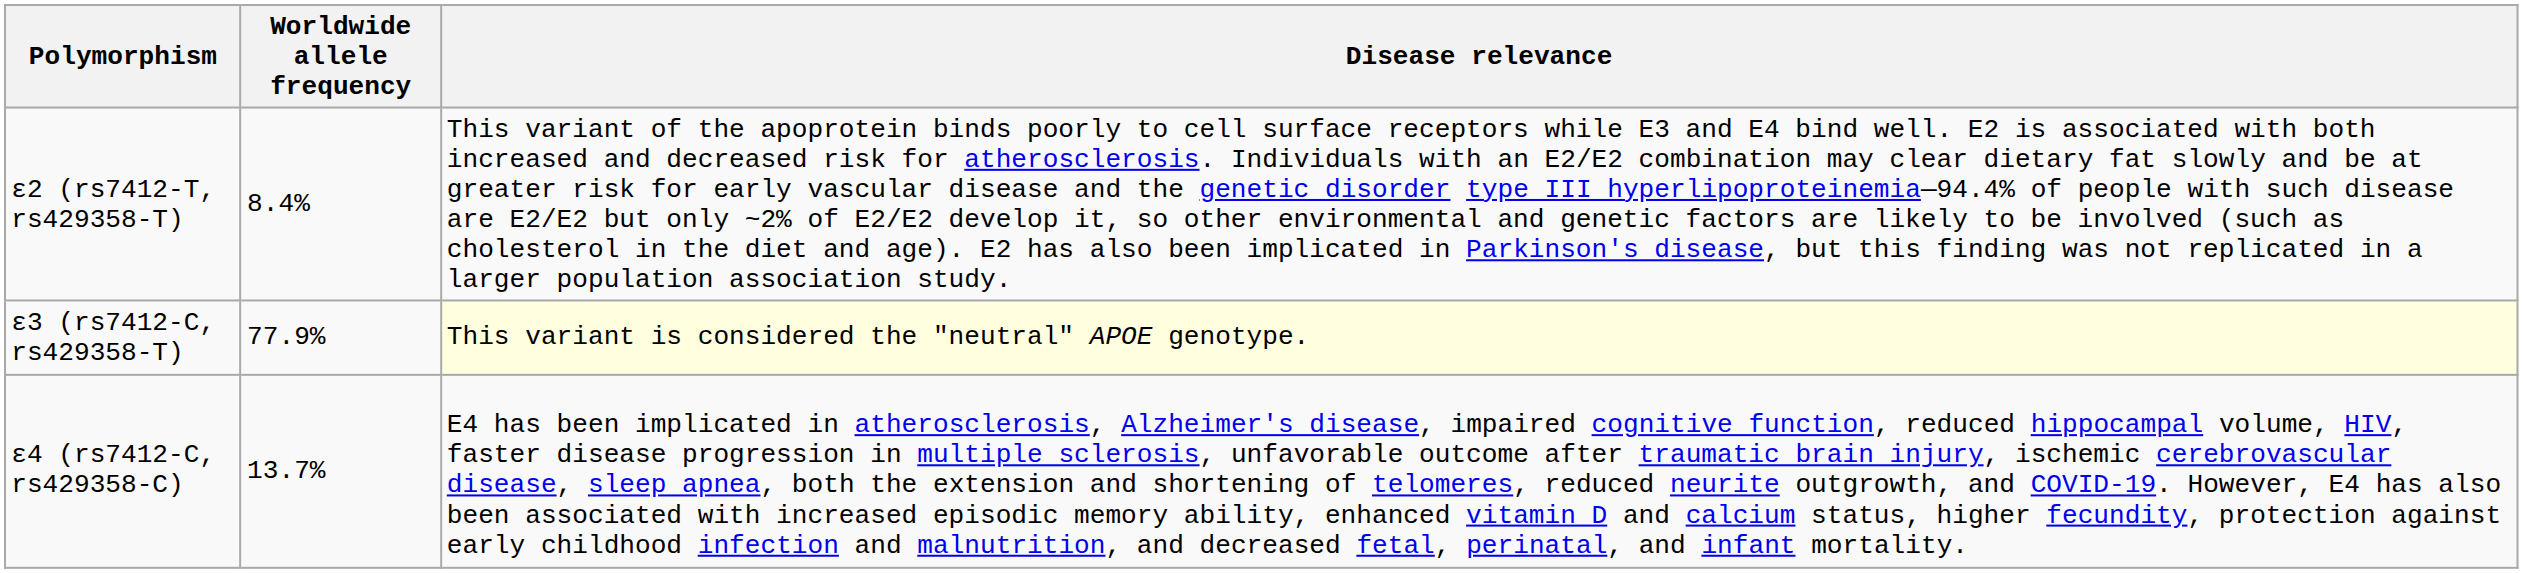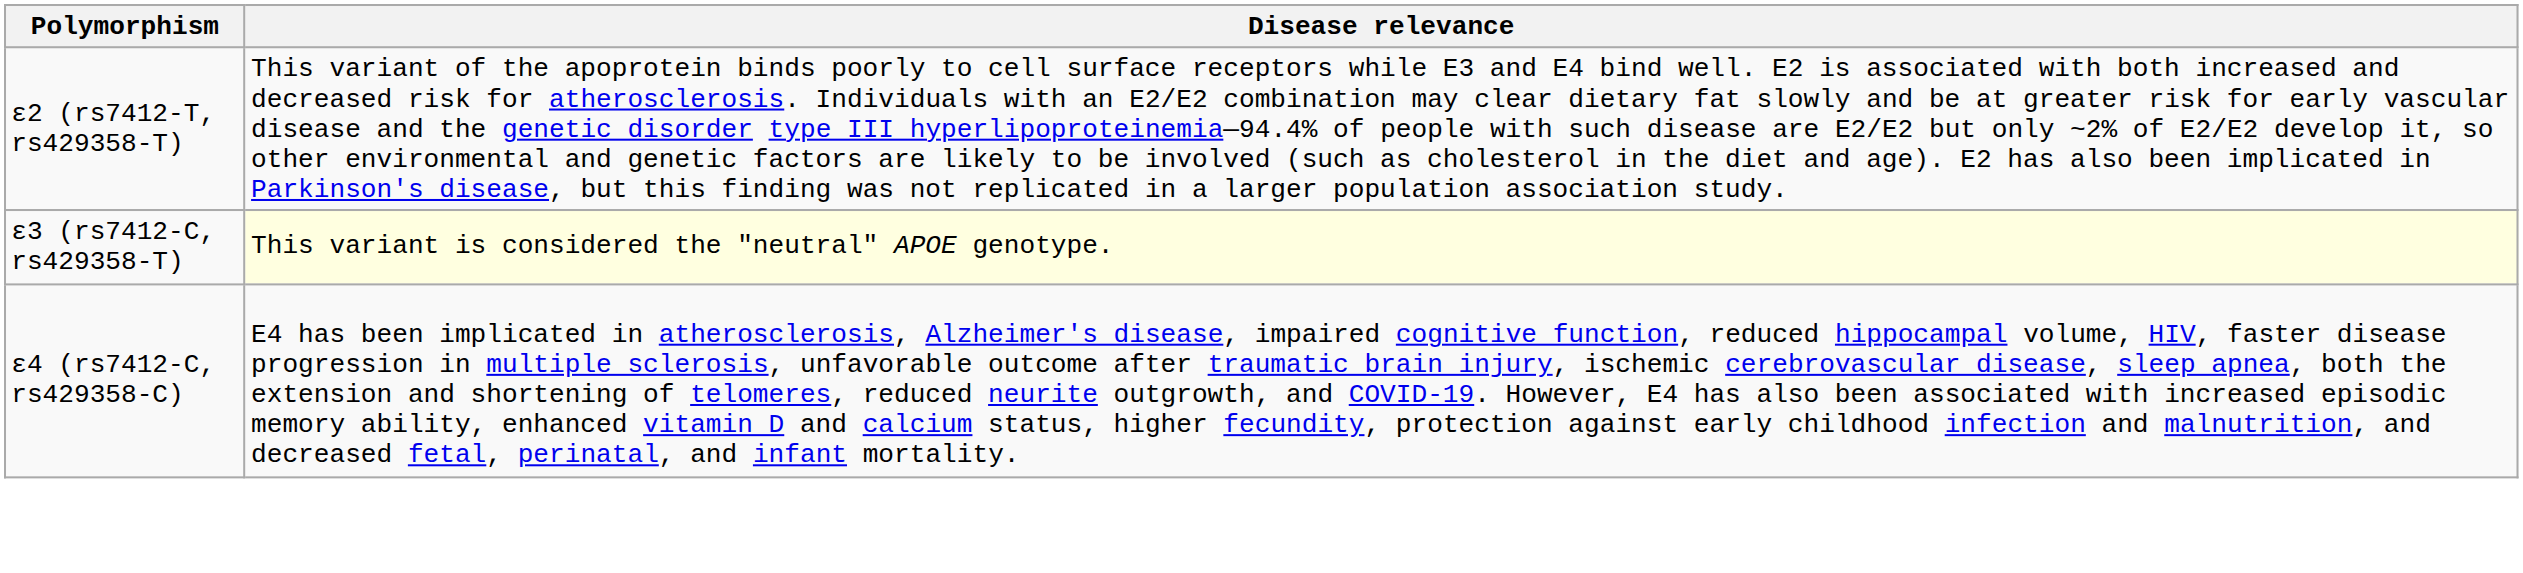- column: (341, 56)
